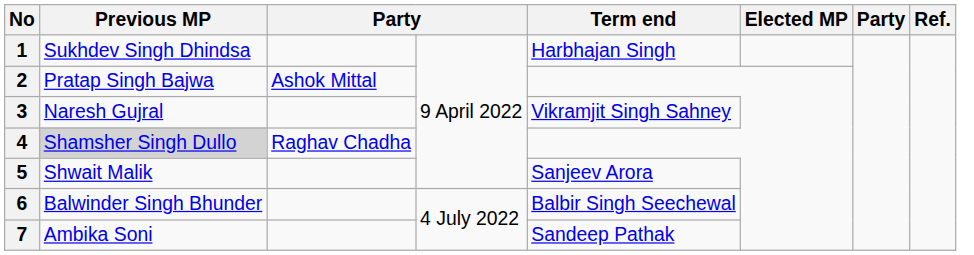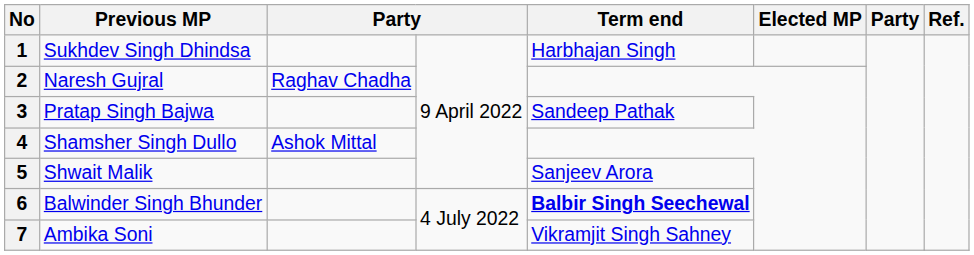(129, 81) Pratap Singh Bajwa -> (104, 81) Naresh Gujral
(324, 81) Ashok Mittal -> (341, 81) Raghav Chadha
(104, 111) Naresh Gujral -> (129, 111) Pratap Singh Bajwa
(631, 111) Vikramjit Singh Sahney -> (603, 111) Sandeep Pathak
(140, 142) lightgrey background -> (140, 142) no background
(341, 142) Raghav Chadha -> (324, 142) Ashok Mittal
(633, 204) normal -> (640, 204) bold
(603, 234) Sandeep Pathak -> (631, 234) Vikramjit Singh Sahney
